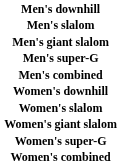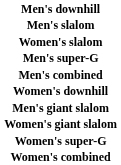rows swapped: (61, 42) <-> (61, 108)
